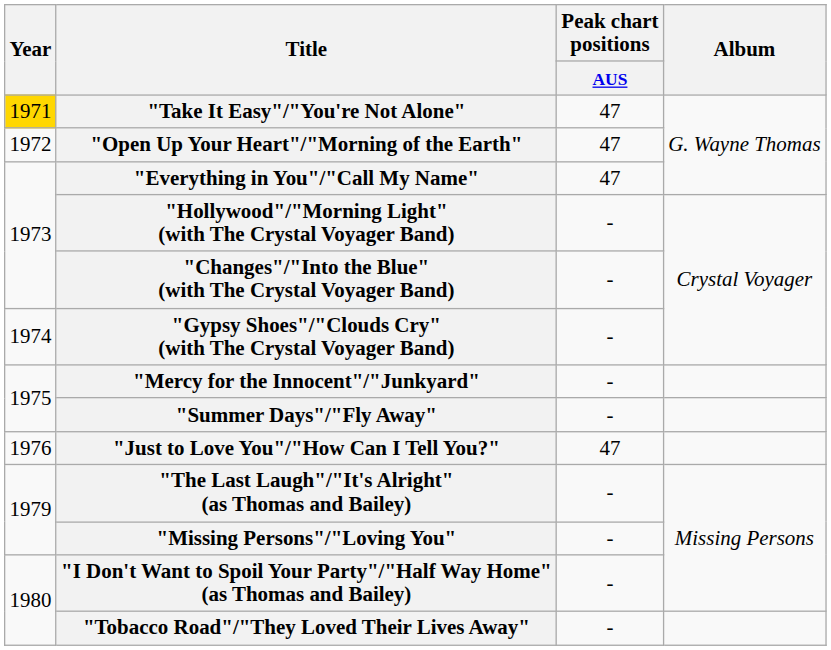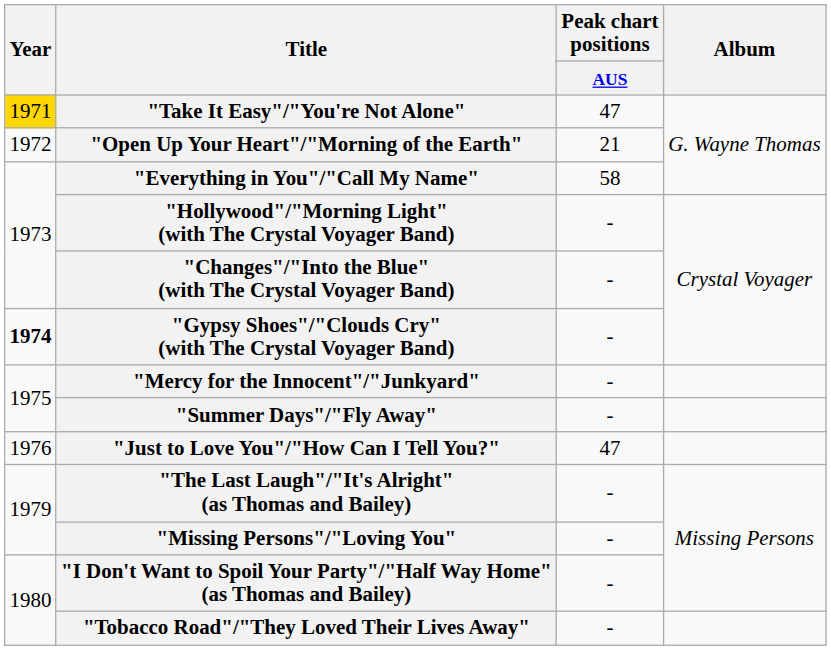(610, 144) 47 -> (610, 144) 21
(610, 177) 47 -> (610, 177) 58
(30, 336) normal -> (30, 336) bold
